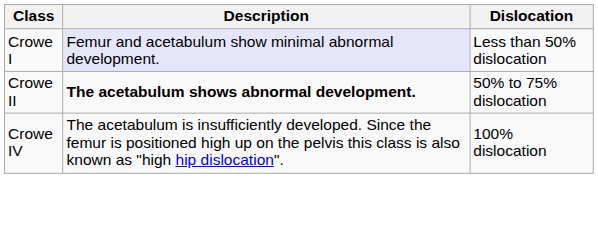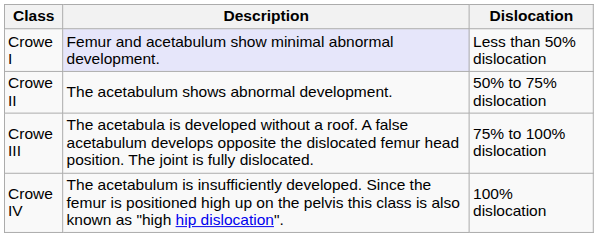(241, 92) bold -> (230, 92) normal
+ row: (30, 143)
